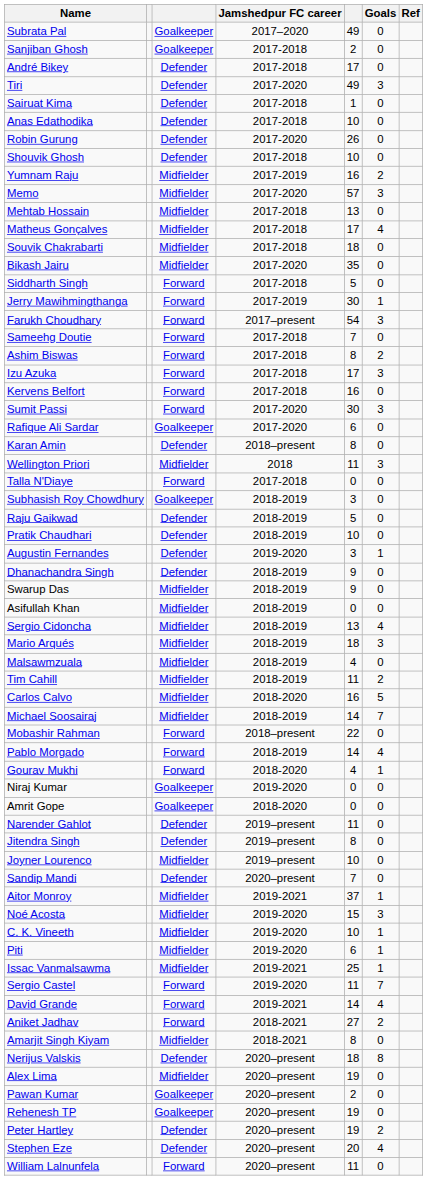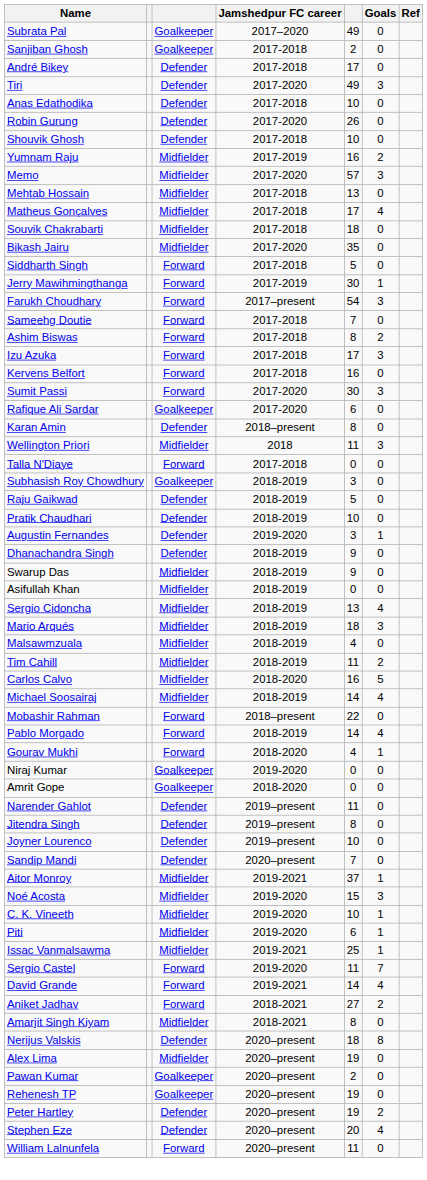- row: (39, 103)
(380, 716) 7 -> (380, 698) 4
(184, 860) Midfielder -> (184, 842) Defender
